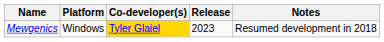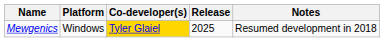(203, 28) 2023 -> (203, 28) 2025
